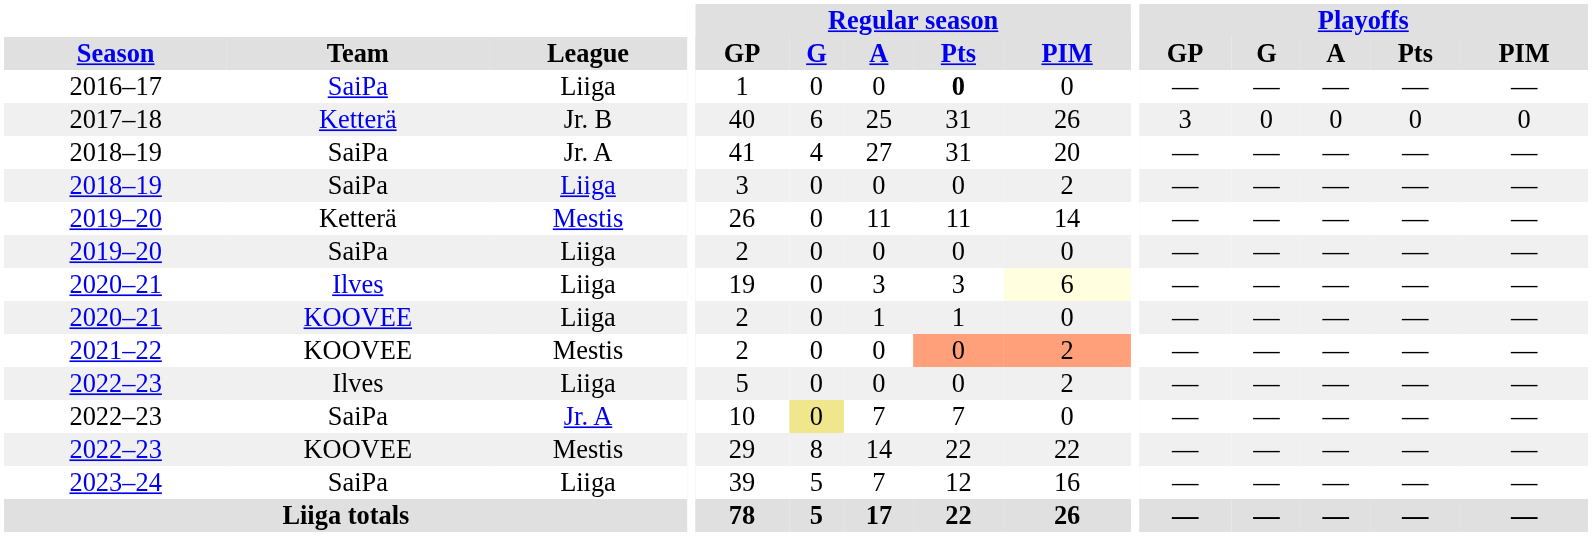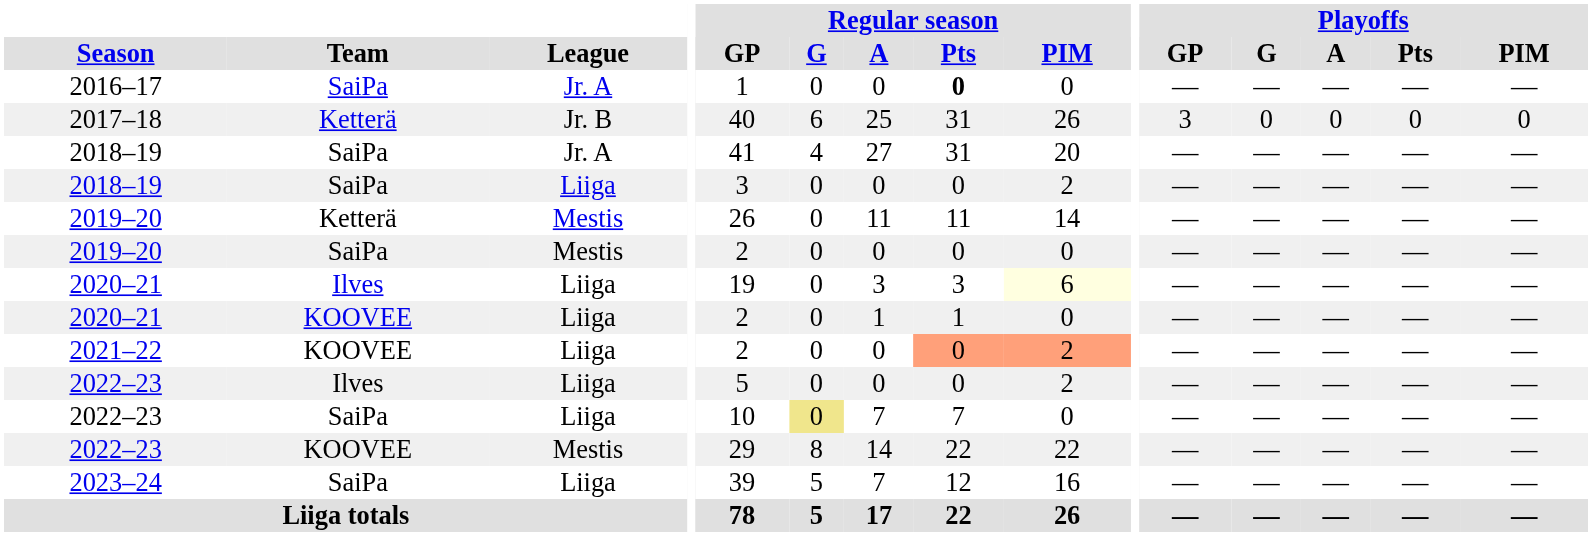(588, 86) Liiga -> (588, 86) Jr. A
(588, 251) Liiga -> (588, 251) Mestis
(588, 350) Mestis -> (588, 350) Liiga
(588, 416) Jr. A -> (588, 416) Liiga
